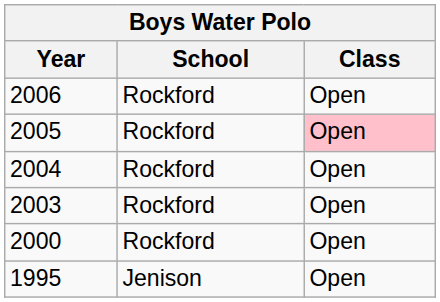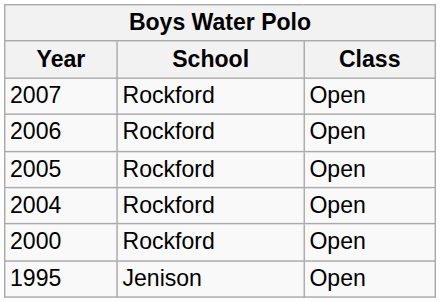+ row: (36, 95)
(338, 132) pink background -> (338, 168) no background
- row: (36, 205)
